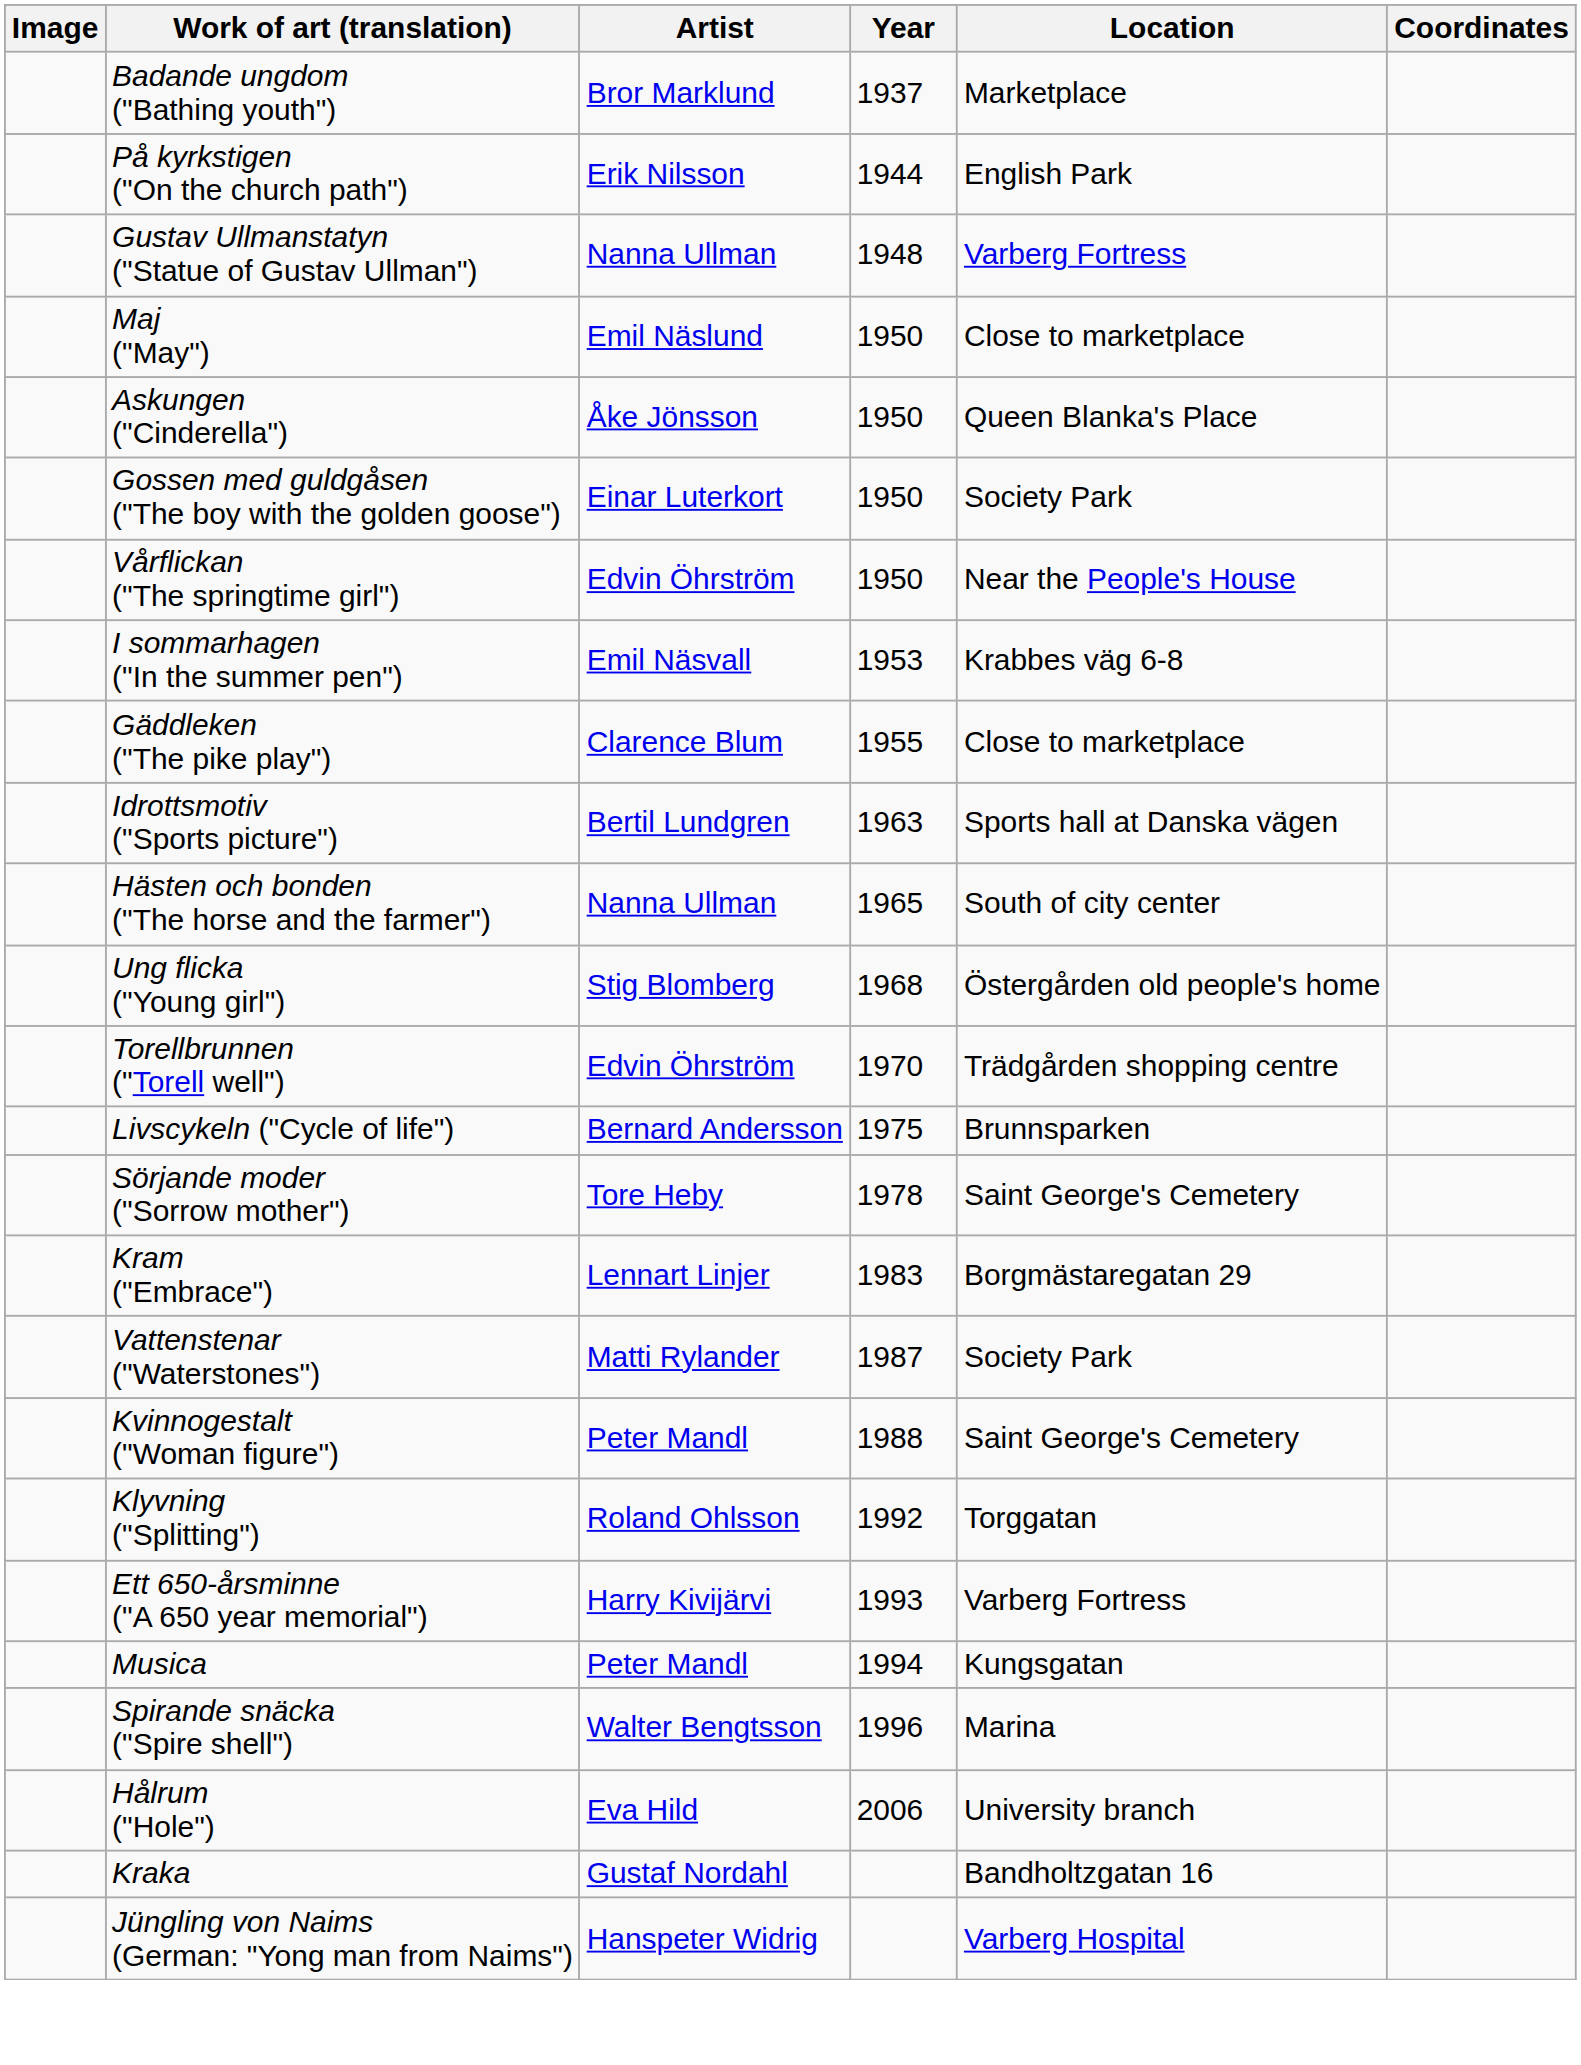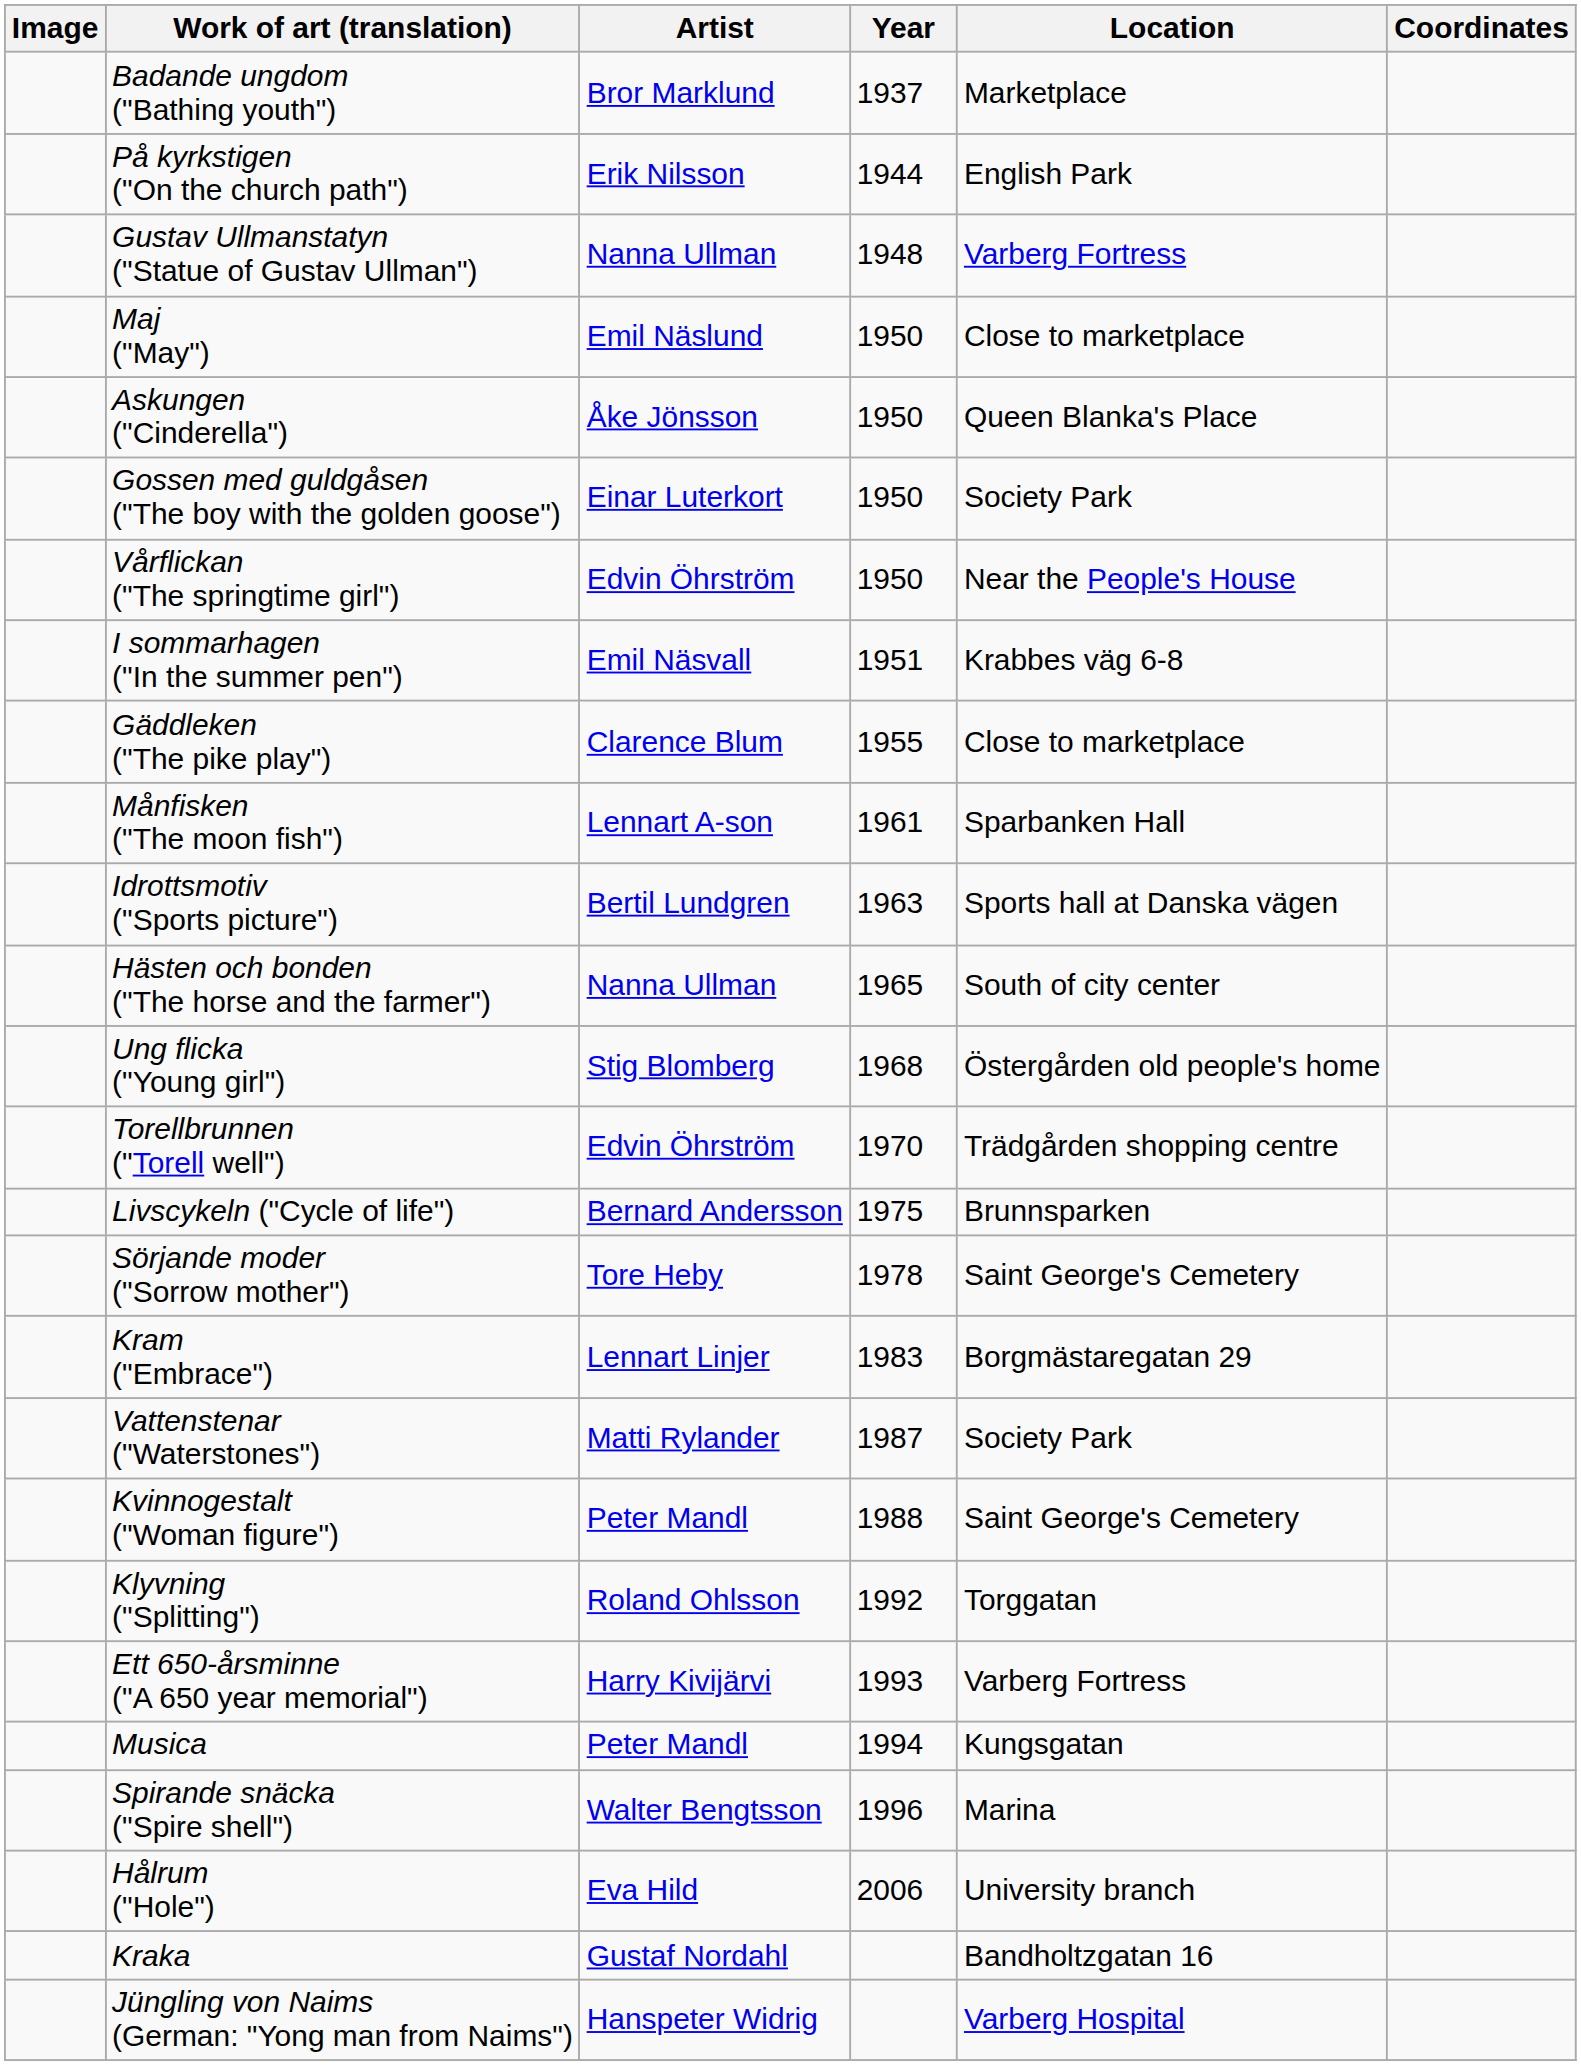(890, 660) 1953 -> (890, 660) 1951
+ row: (227, 822)
